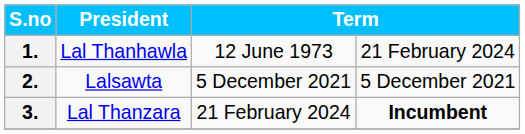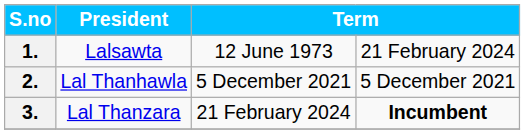(124, 50) Lal Thanhawla -> (124, 50) Lalsawta
(124, 81) Lalsawta -> (124, 81) Lal Thanhawla
